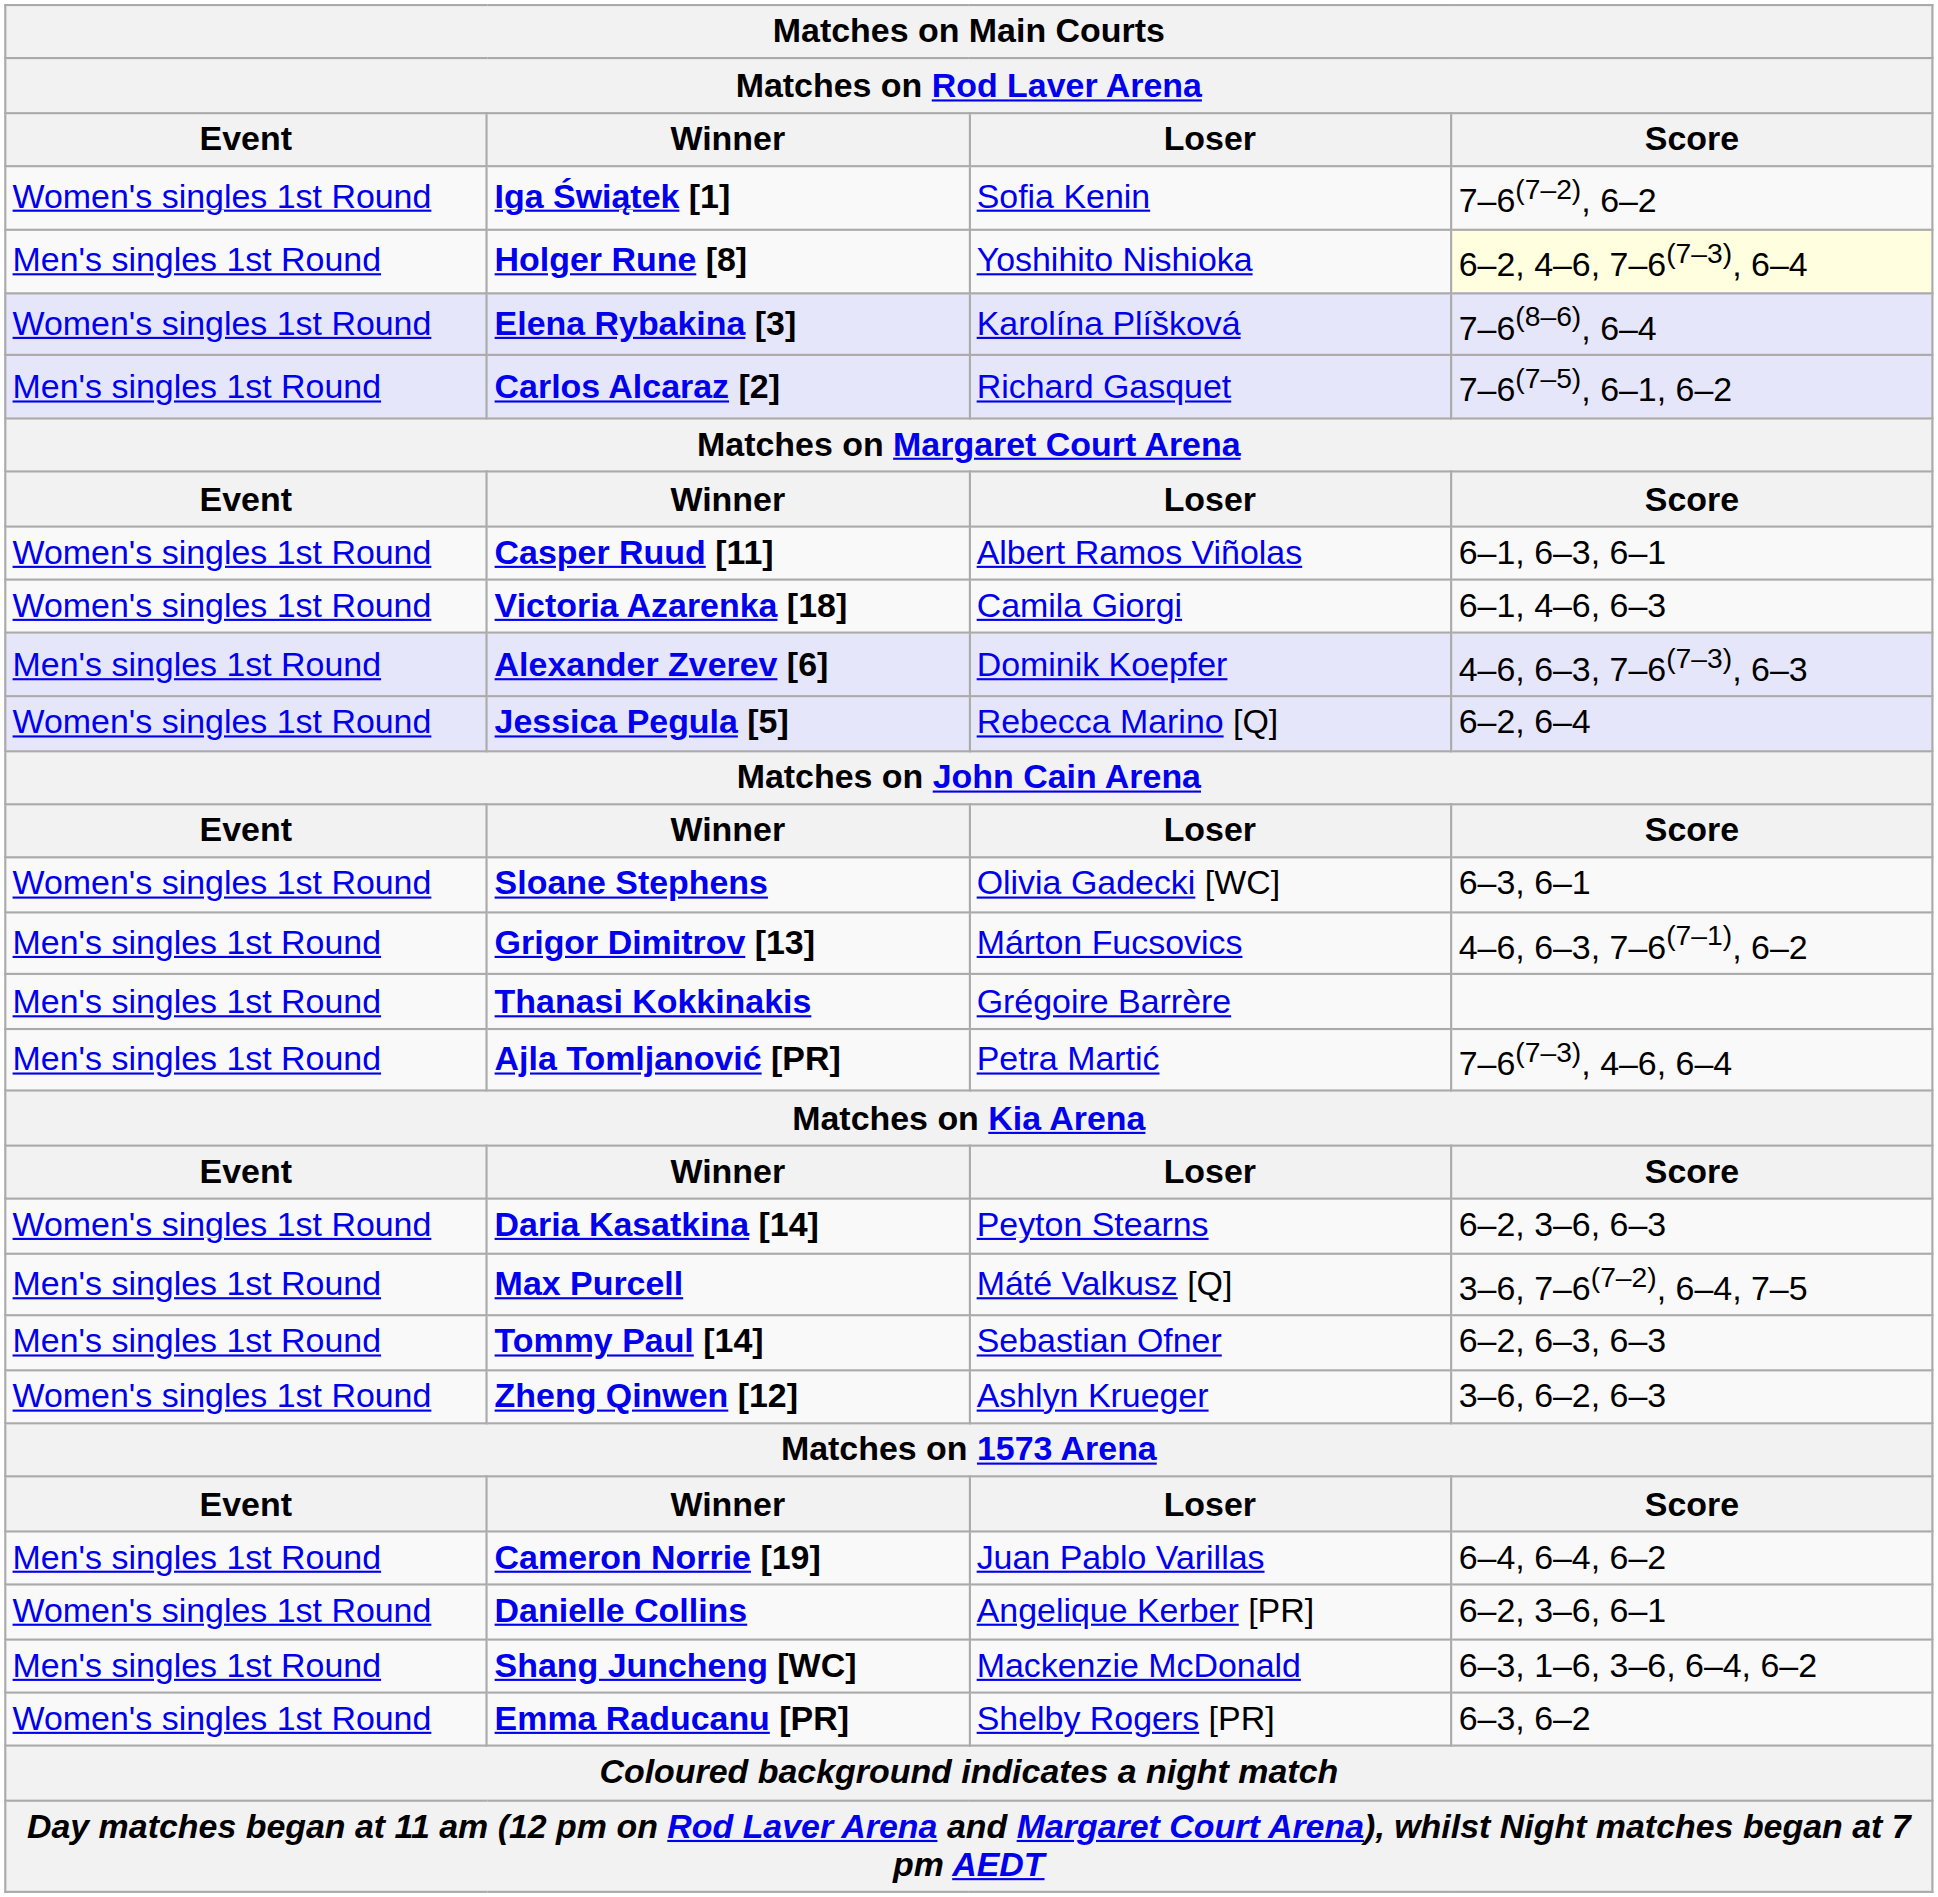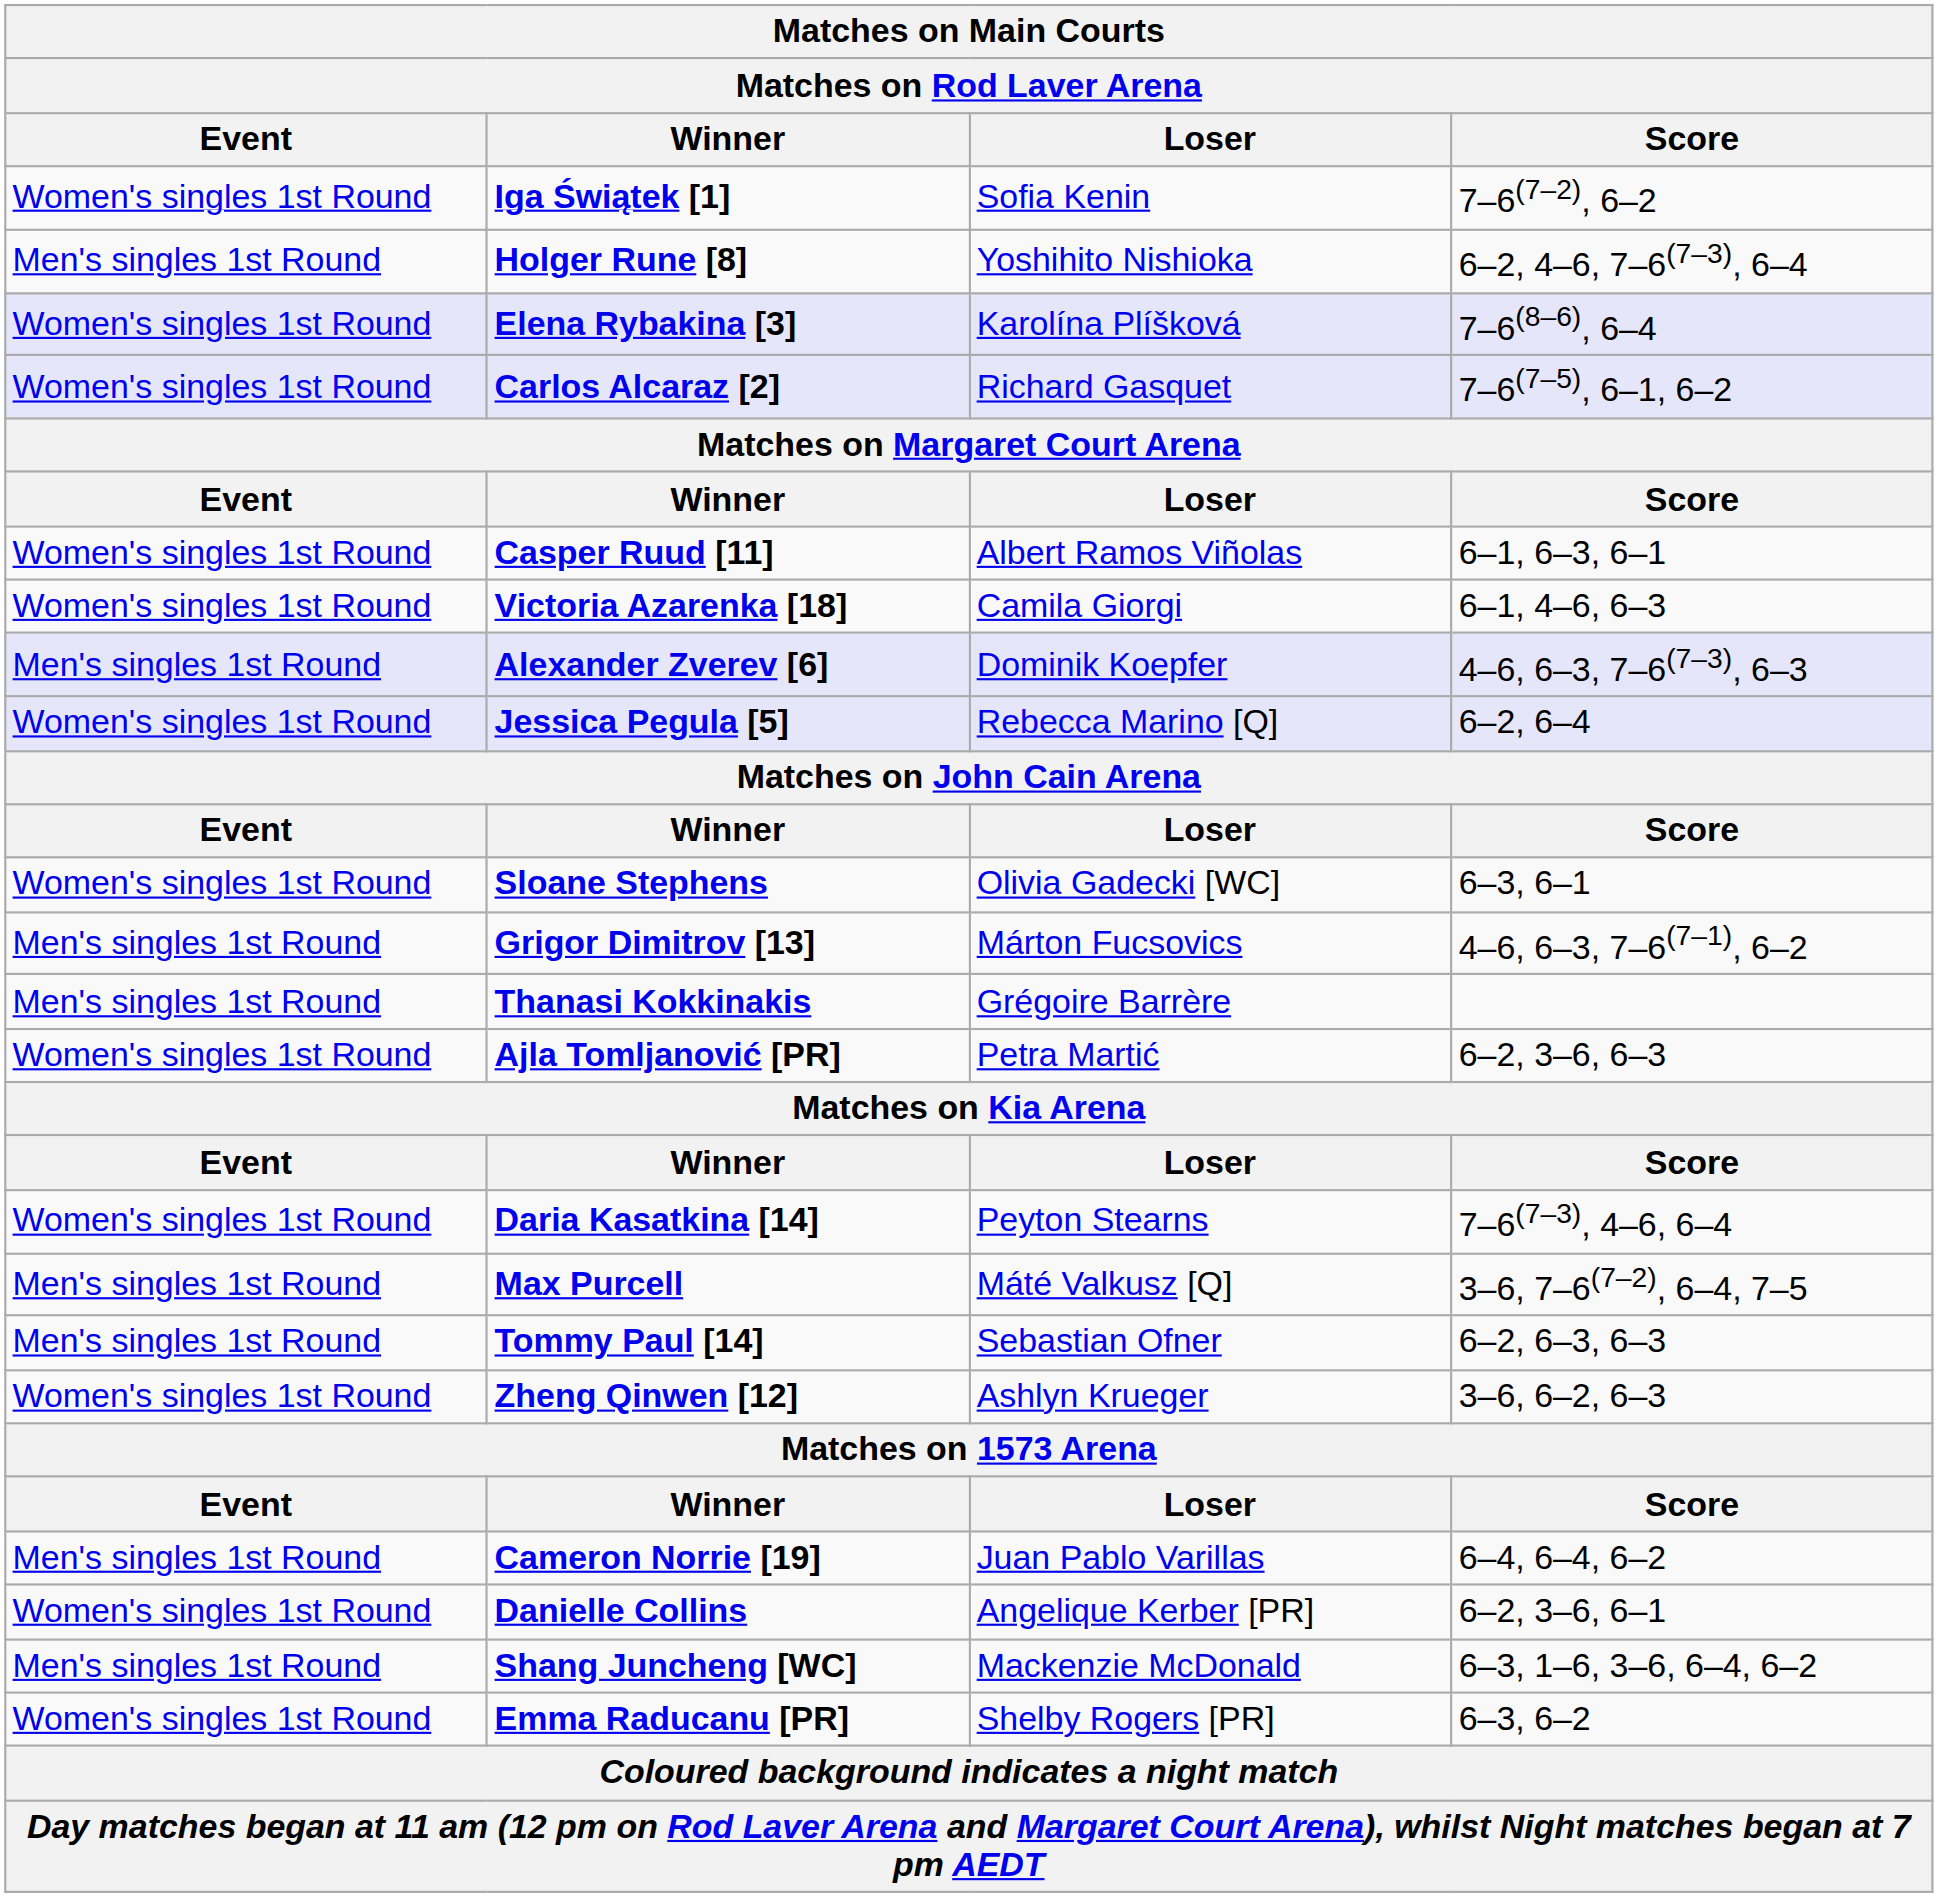(1633, 260) lightyellow background -> (1633, 260) no background
(197, 386) Men's singles 1st Round -> (222, 386) Women's singles 1st Round
(197, 1059) Men's singles 1st Round -> (222, 1054) Women's singles 1st Round
(1595, 1059) 7–6(7–3), 4–6, 6–4 -> (1562, 1054) 6–2, 3–6, 6–3
(1562, 1225) 6–2, 3–6, 6–3 -> (1595, 1220) 7–6(7–3), 4–6, 6–4
